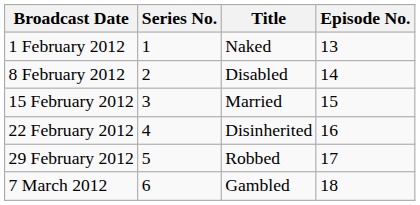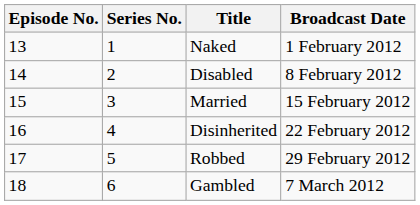columns swapped: (365, 18) <-> (71, 18)
